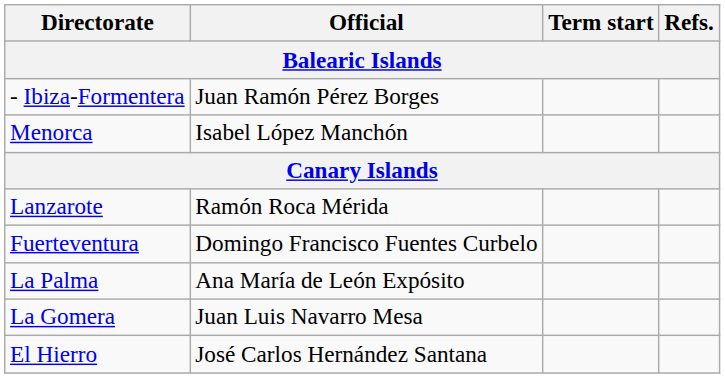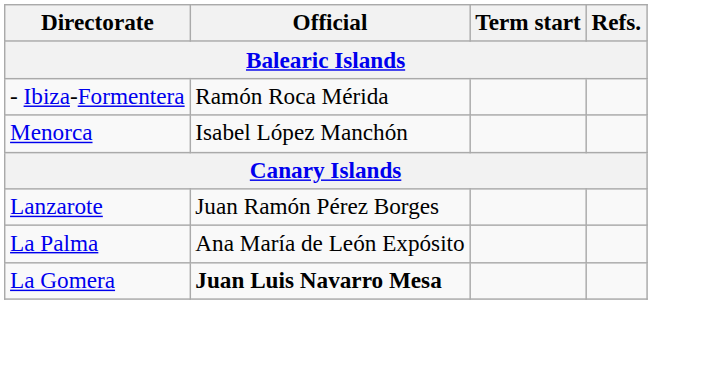(317, 96) Juan Ramón Pérez Borges -> (292, 96) Ramón Roca Mérida
(292, 206) Ramón Roca Mérida -> (317, 206) Juan Ramón Pérez Borges
- row: (74, 243)
(309, 317) normal -> (319, 280) bold
- row: (54, 354)
